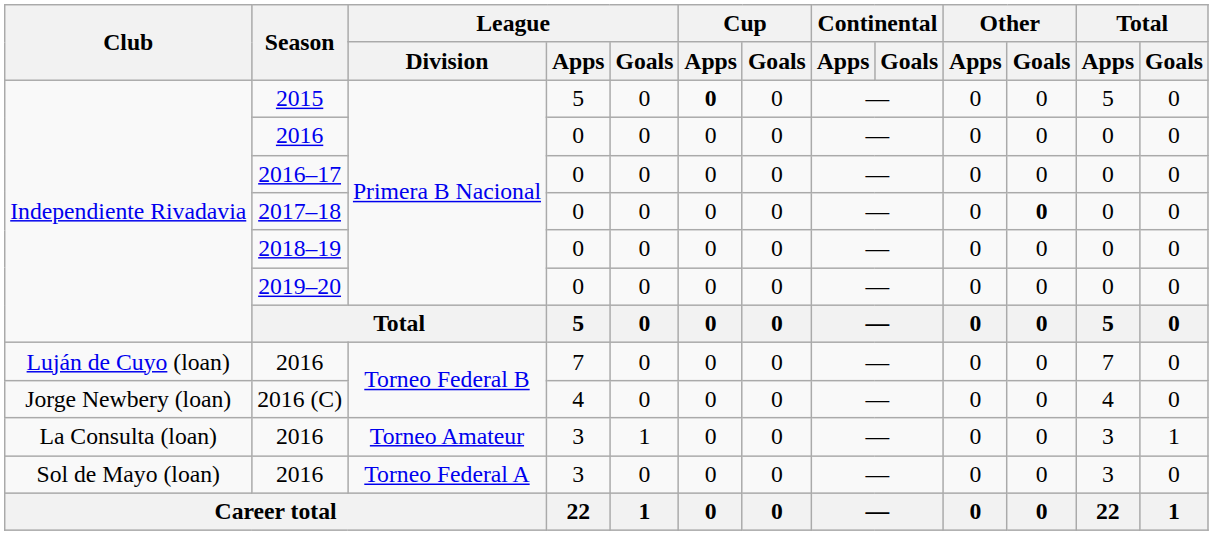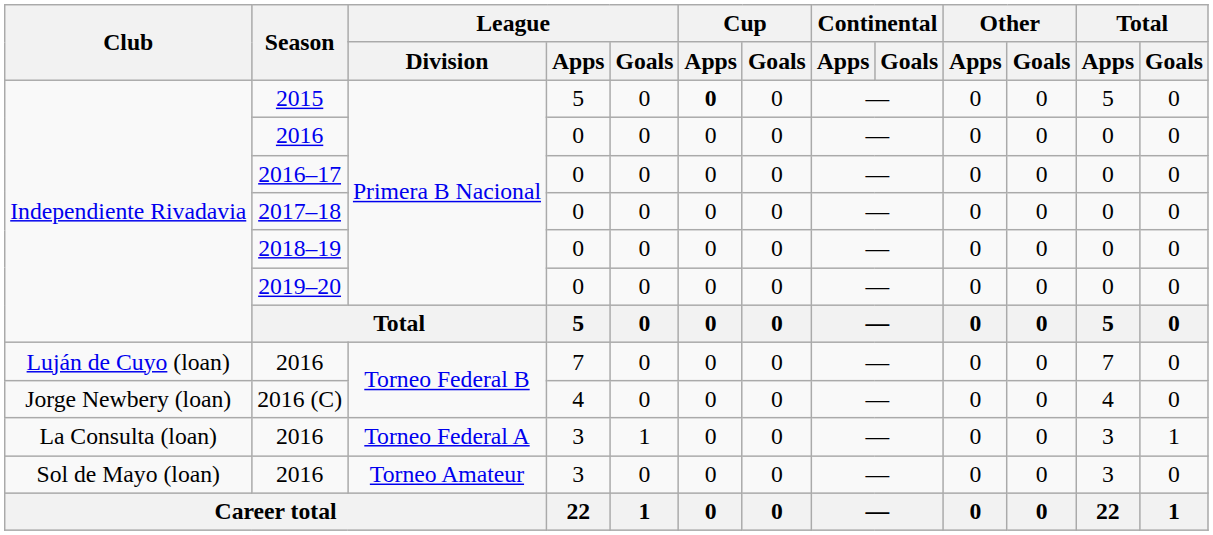(1042, 211) bold -> (1042, 211) normal
(447, 436) Torneo Amateur -> (447, 436) Torneo Federal A
(447, 473) Torneo Federal A -> (447, 473) Torneo Amateur
